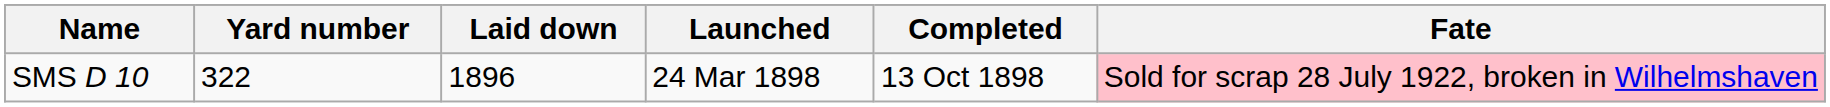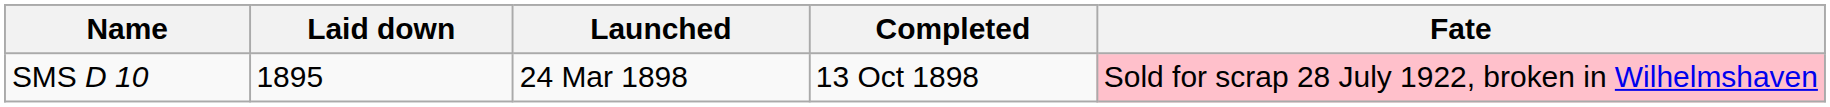- column: (318, 28)
(482, 76) 1896 -> (290, 76) 1895
